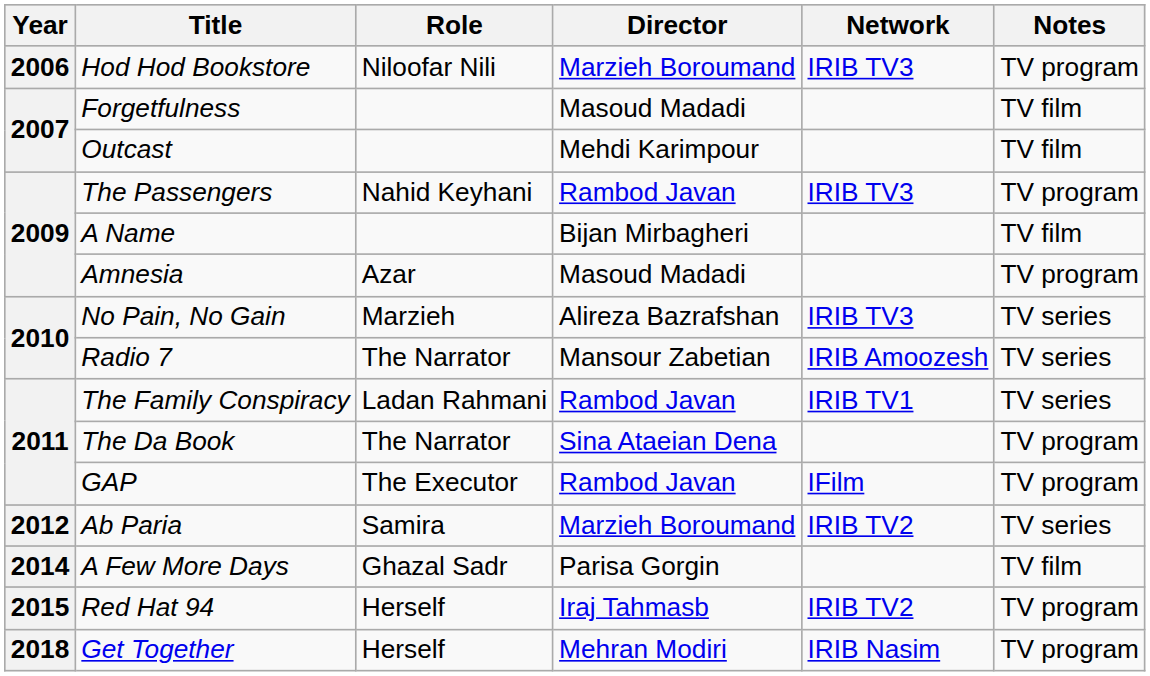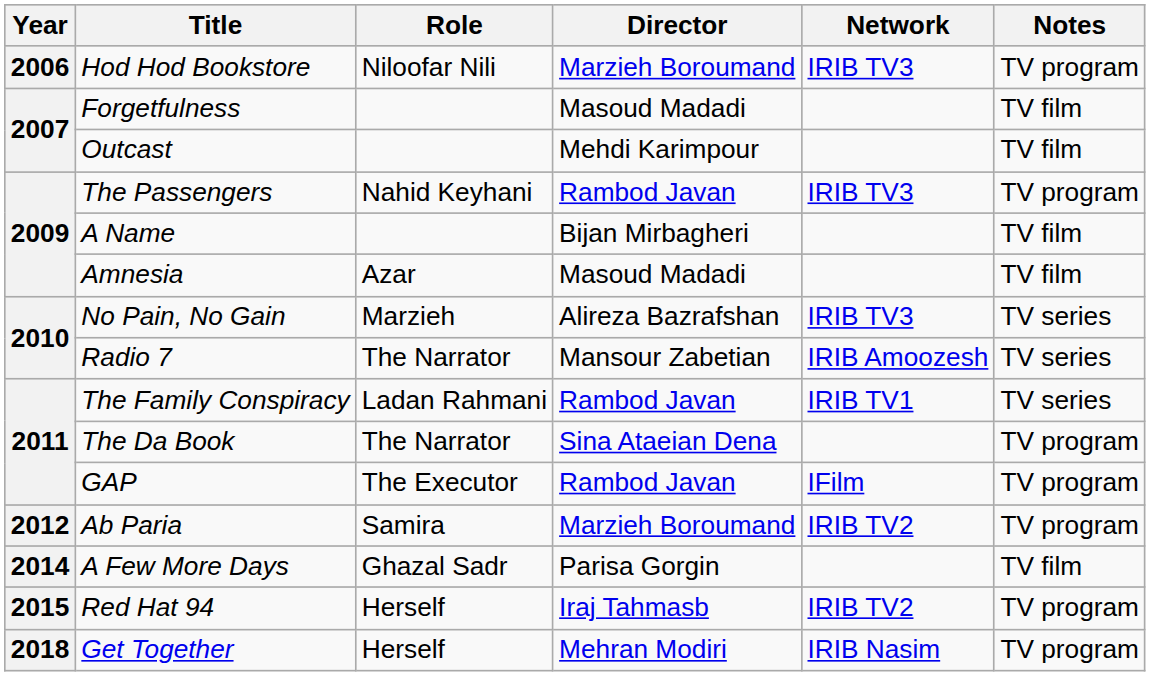(1070, 274) TV program -> (1041, 274) TV film
(1056, 524) TV series -> (1070, 524) TV program
